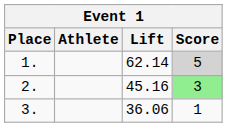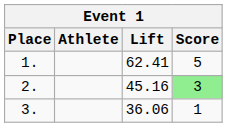(147, 63) 62.14 -> (147, 63) 62.41
(197, 63) lightgrey background -> (197, 63) no background
